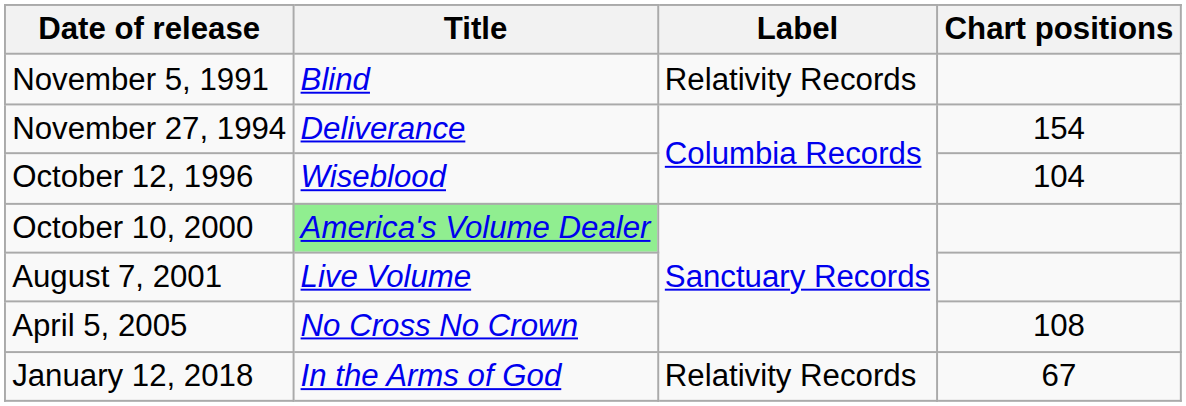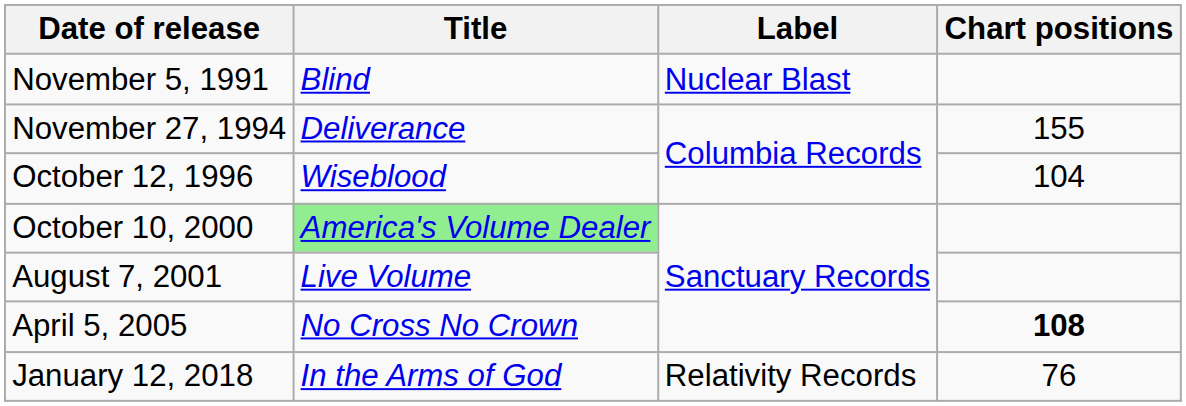(791, 78) Relativity Records -> (758, 78) Nuclear Blast
(1059, 128) 154 -> (1059, 128) 155
(1059, 326) normal -> (1059, 326) bold
(1059, 375) 67 -> (1059, 375) 76
